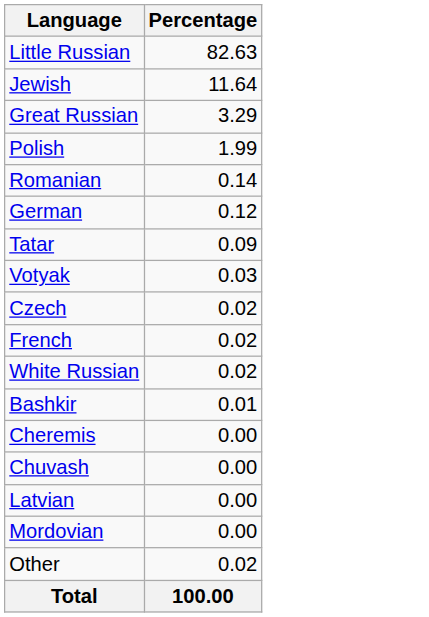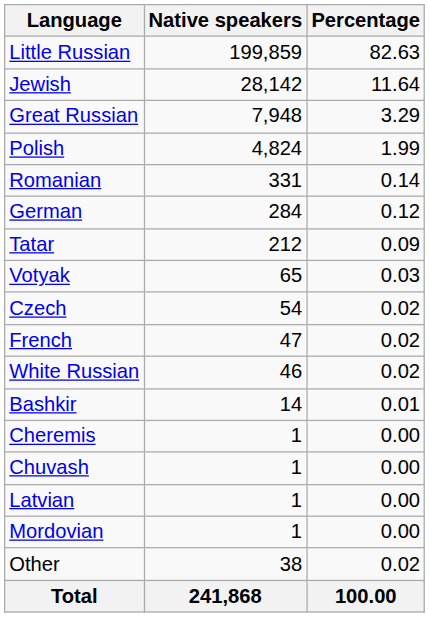+ column: (225, 20)
